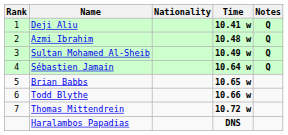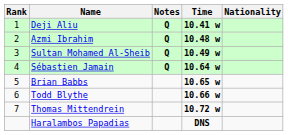columns swapped: (182, 11) <-> (268, 11)
